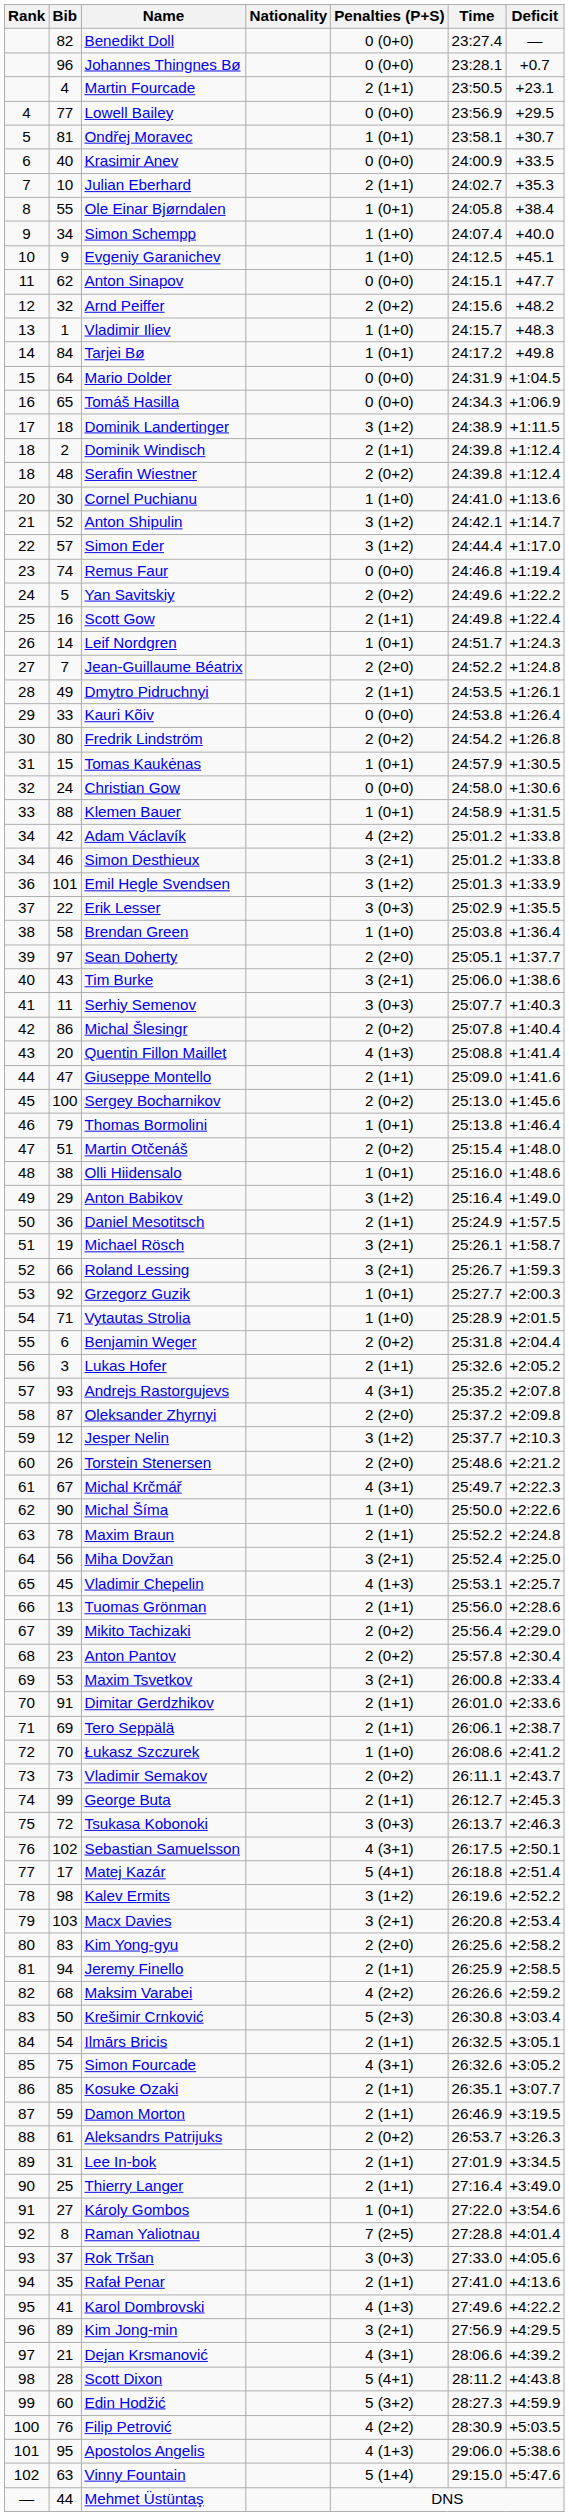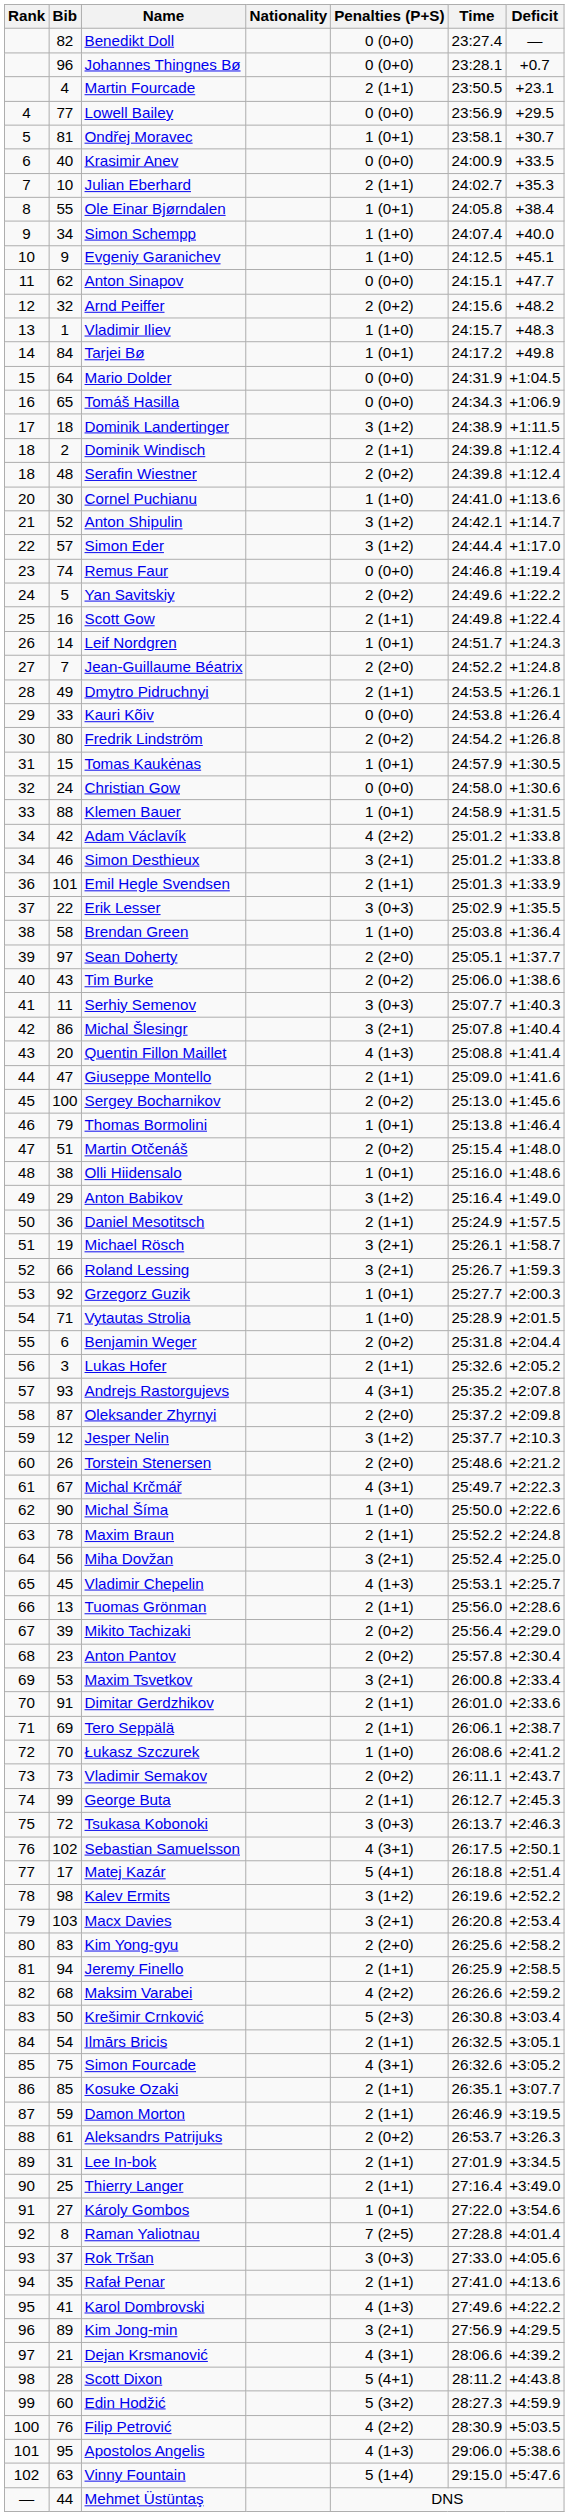(389, 884) 3 (1+2) -> (389, 884) 2 (1+1)
(389, 980) 3 (2+1) -> (389, 980) 2 (0+2)
(389, 1029) 2 (0+2) -> (389, 1029) 3 (2+1)
